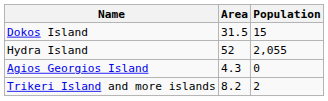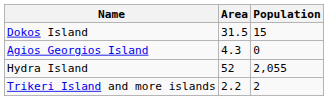rows swapped: (78, 68) <-> (47, 50)
(231, 86) 8.2 -> (231, 86) 2.2
